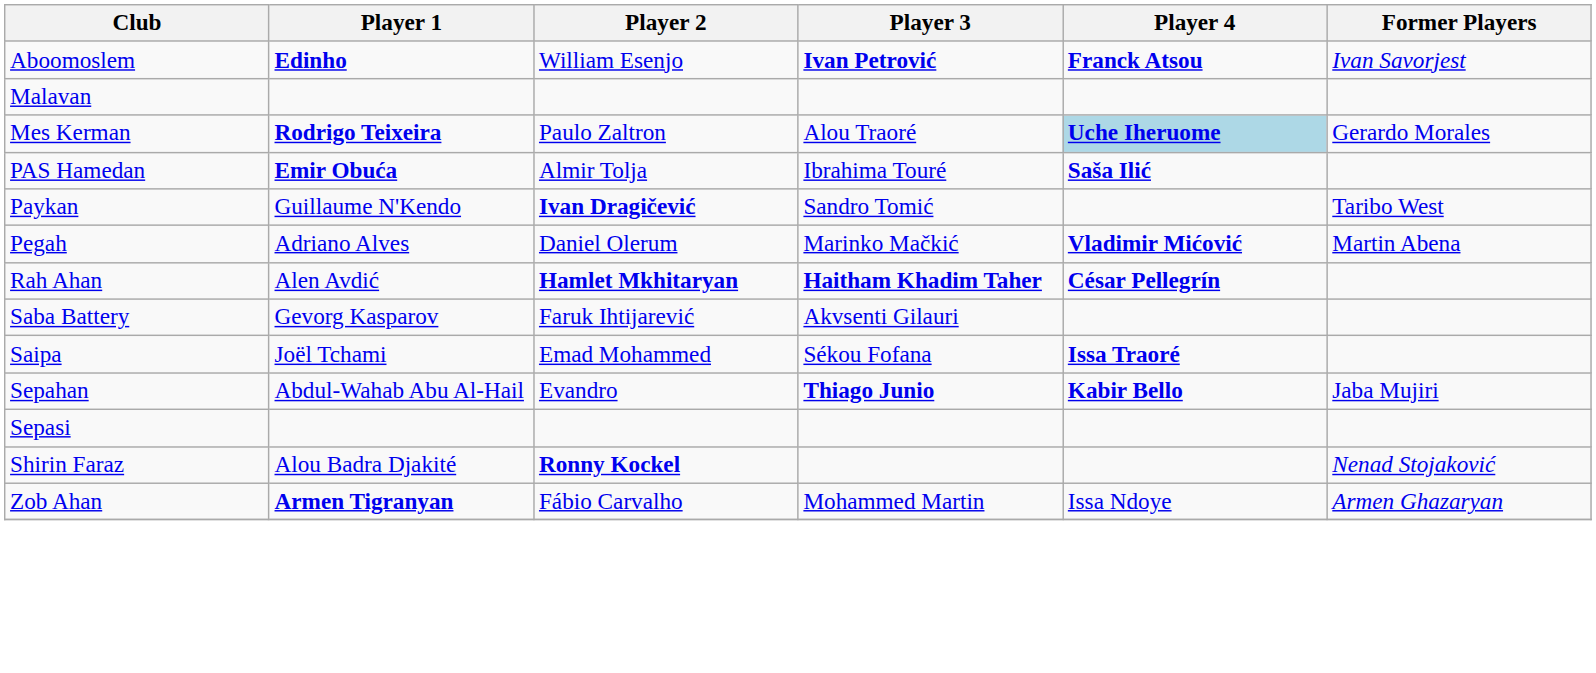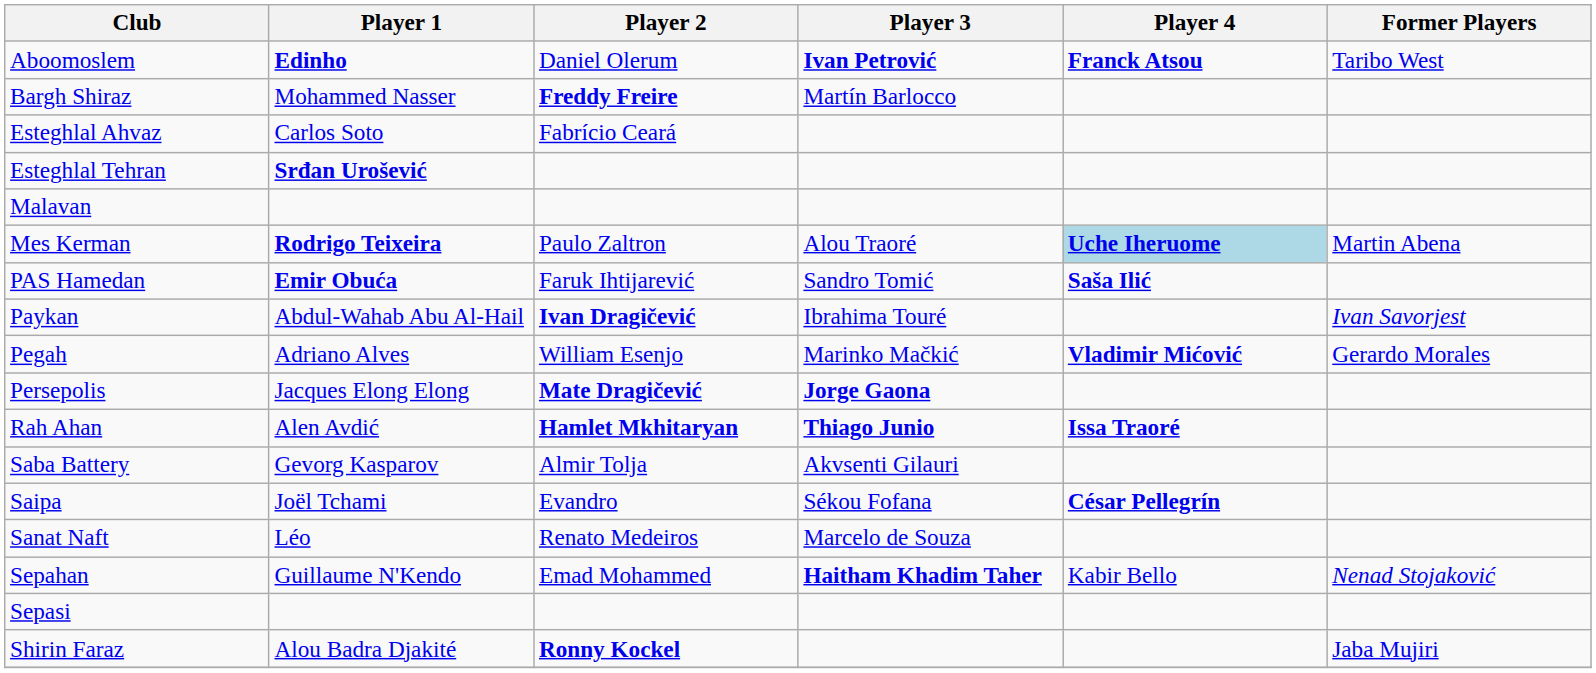(611, 59) William Esenjo -> (608, 59) Daniel Olerum
(1399, 59) Ivan Savorjest -> (1388, 59) Taribo West
+ row: (71, 96)
+ row: (86, 133)
+ row: (88, 170)
(1411, 133) Gerardo Morales -> (1396, 243) Martin Abena
(593, 170) Almir Tolja -> (617, 280) Faruk Ihtijarević
(875, 170) Ibrahima Touré -> (868, 280) Sandro Tomić
(368, 206) Guillaume N'Kendo -> (399, 317) Abdul-Wahab Abu Al-Hail
(868, 206) Sandro Tomić -> (875, 317) Ibrahima Touré
(1388, 206) Taribo West -> (1399, 317) Ivan Savorjest
(608, 243) Daniel Olerum -> (611, 354) William Esenjo
(1396, 243) Martin Abena -> (1411, 354) Gerardo Morales
+ row: (58, 390)
(923, 280) Haitham Khadim Taher -> (869, 427) Thiago Junio
(1144, 280) César Pellegrín -> (1124, 427) Issa Traoré
(617, 317) Faruk Ihtijarević -> (593, 464) Almir Tolja
(625, 354) Emad Mohammed -> (578, 501) Evandro
(1124, 354) Issa Traoré -> (1144, 501) César Pellegrín
+ row: (59, 538)
(399, 390) Abdul-Wahab Abu Al-Hail -> (368, 574) Guillaume N'Kendo
(578, 390) Evandro -> (625, 574) Emad Mohammed
(869, 390) Thiago Junio -> (923, 574) Haitham Khadim Taher
(1125, 390) bold -> (1122, 574) normal
(1385, 390) Jaba Mujiri -> (1414, 574) Nenad Stojaković
(1414, 464) Nenad Stojaković -> (1385, 648) Jaba Mujiri
- row: (56, 501)
